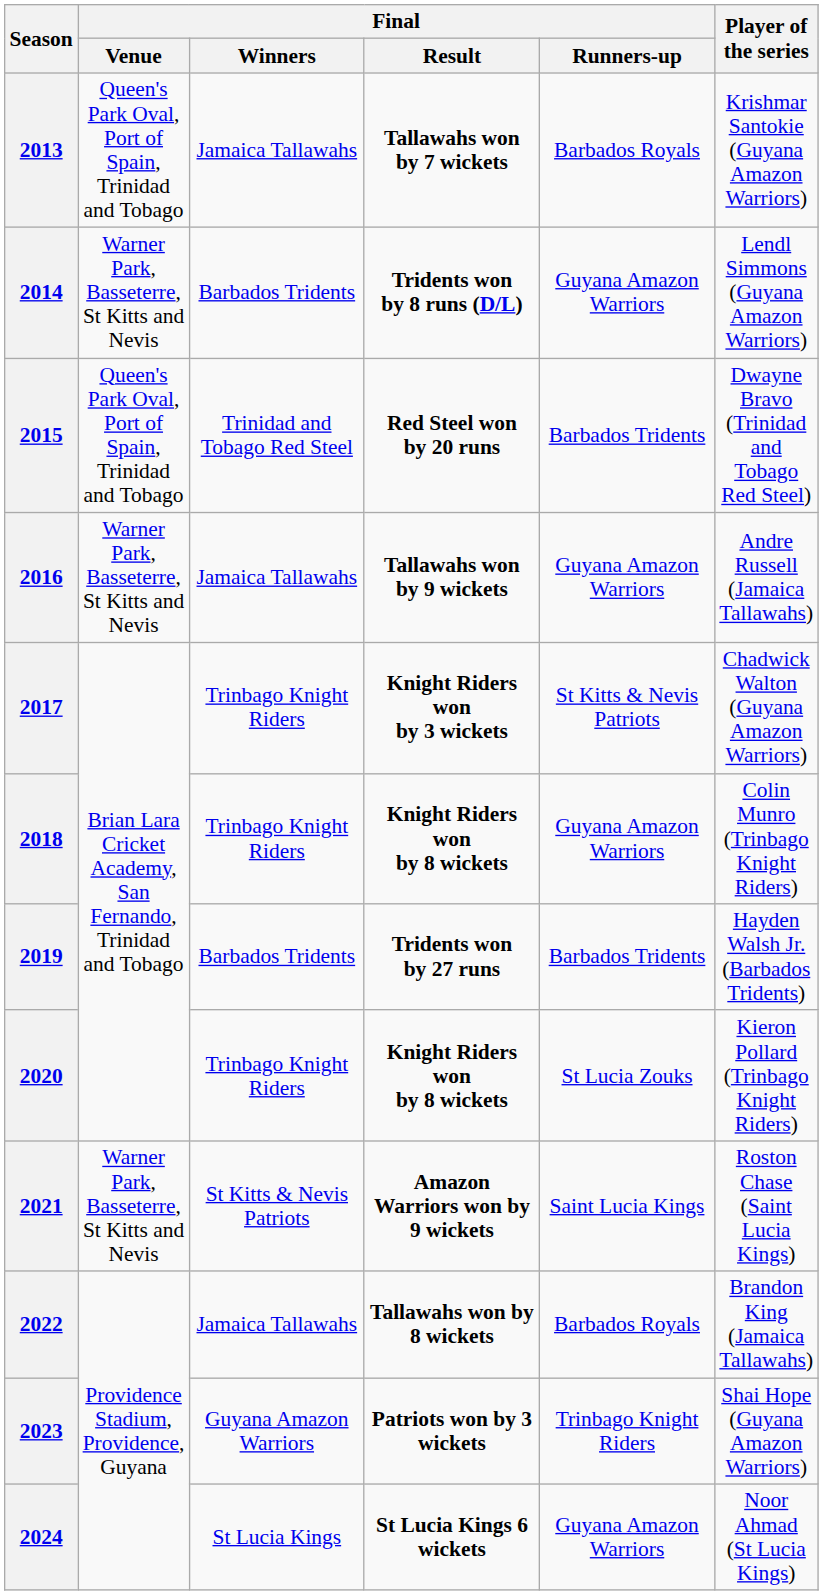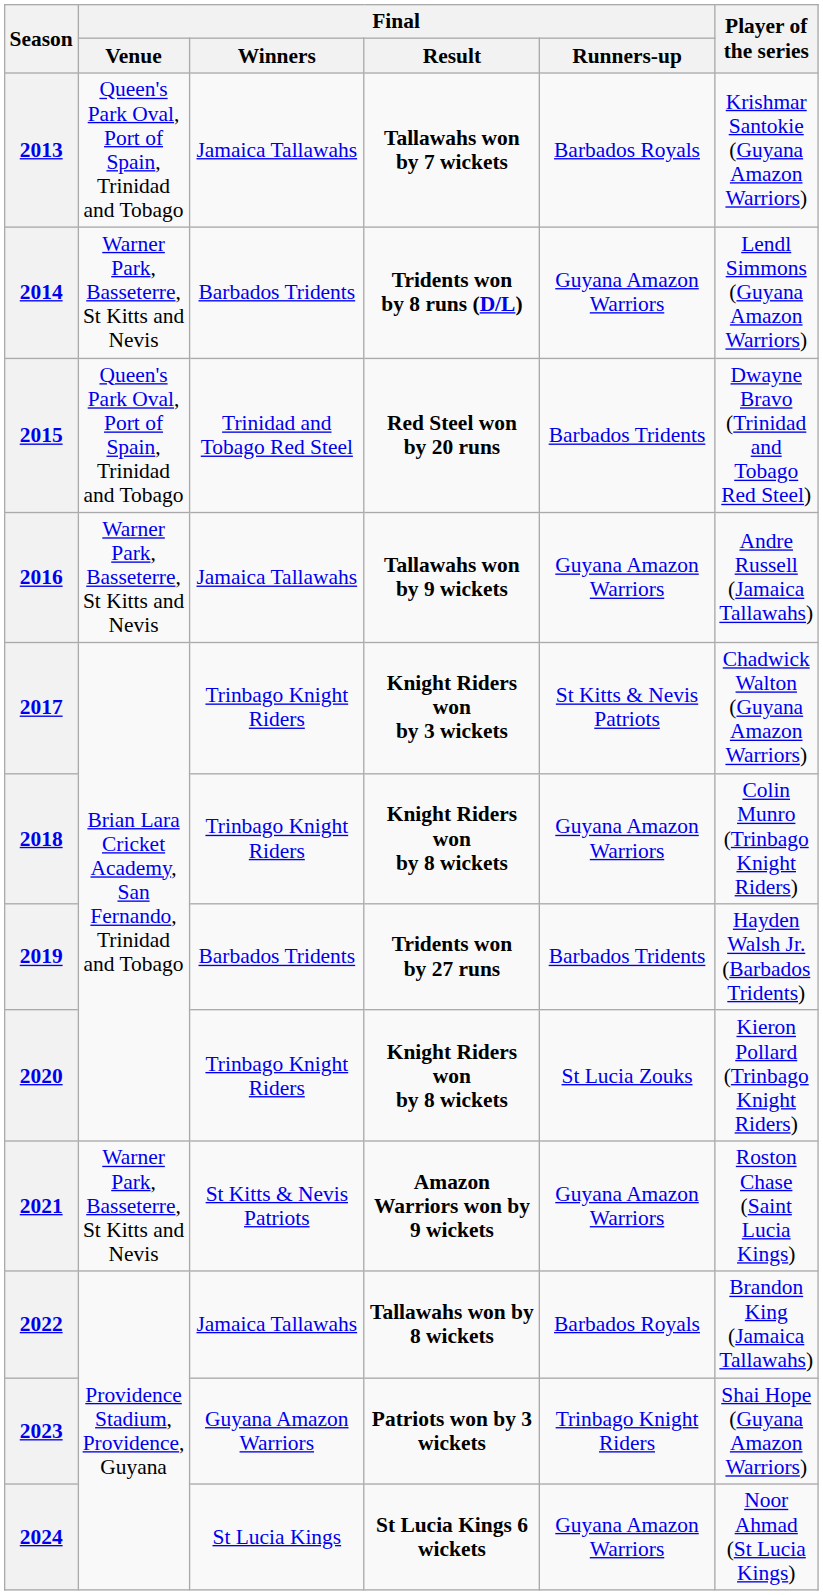(627, 1205) Saint Lucia Kings -> (627, 1205) Guyana Amazon Warriors
